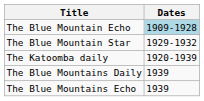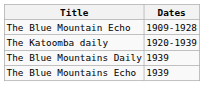(172, 27) lightblue background -> (172, 27) no background
- row: (69, 42)
